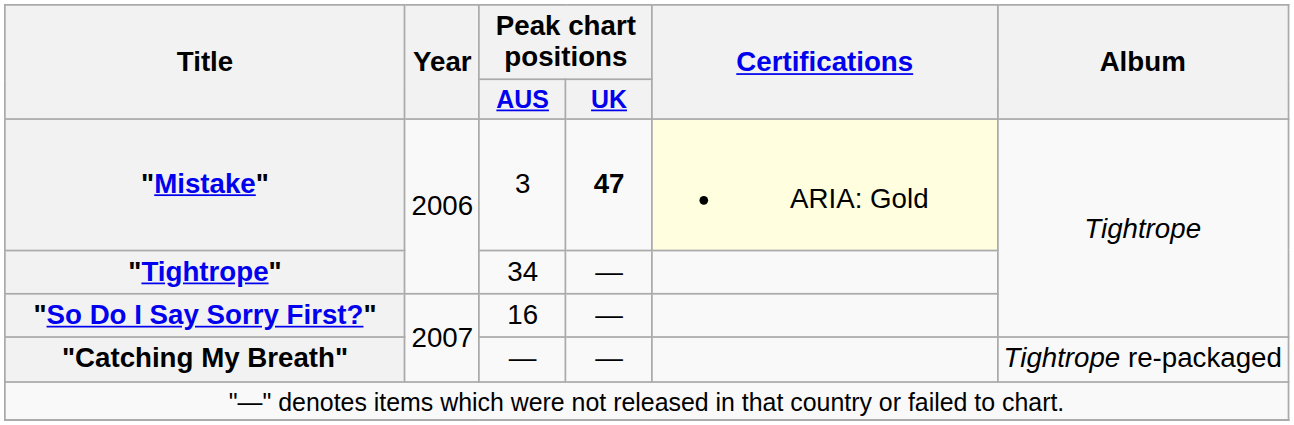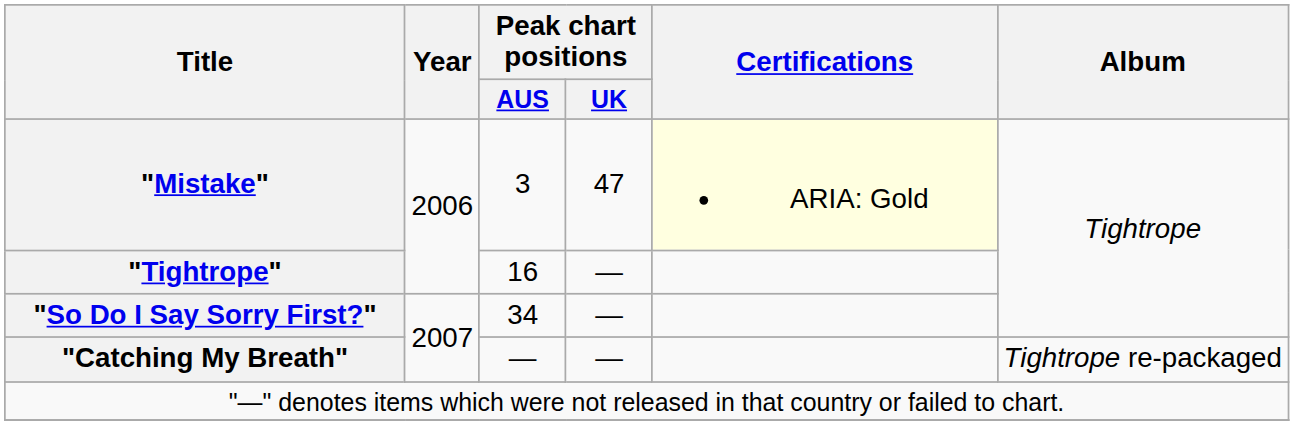(609, 184) bold -> (609, 184) normal
(523, 271) 34 -> (523, 271) 16
(523, 315) 16 -> (523, 315) 34
